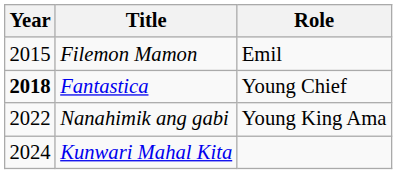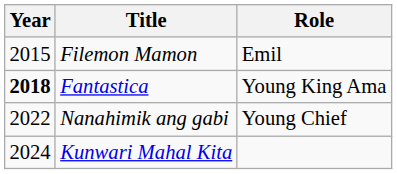(294, 86) Young Chief -> (314, 86) Young King Ama
(314, 119) Young King Ama -> (294, 119) Young Chief
